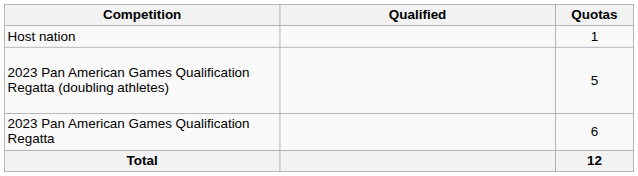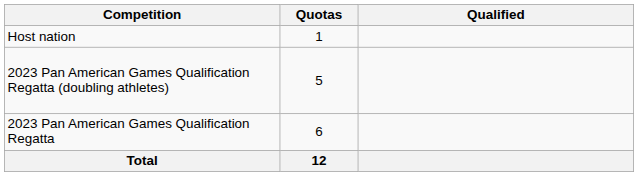columns swapped: (594, 15) <-> (418, 15)
